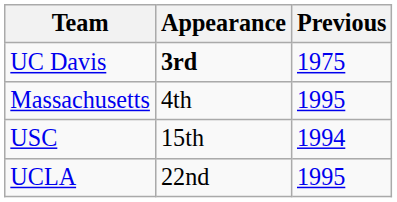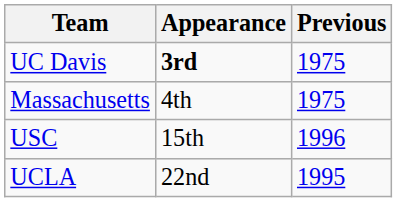(321, 100) 1995 -> (321, 100) 1975
(321, 138) 1994 -> (321, 138) 1996
